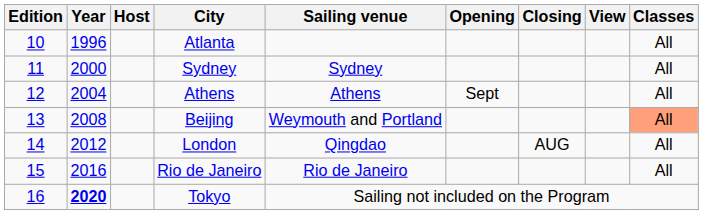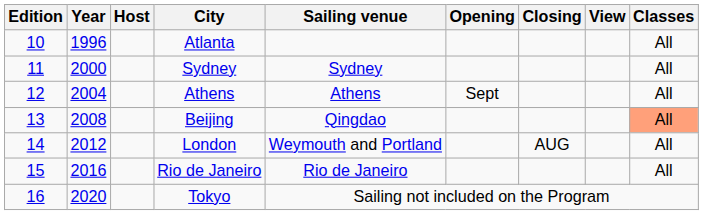(355, 119) Weymouth and Portland -> (355, 119) Qingdao
(355, 145) Qingdao -> (355, 145) Weymouth and Portland
(88, 196) bold -> (88, 196) normal
